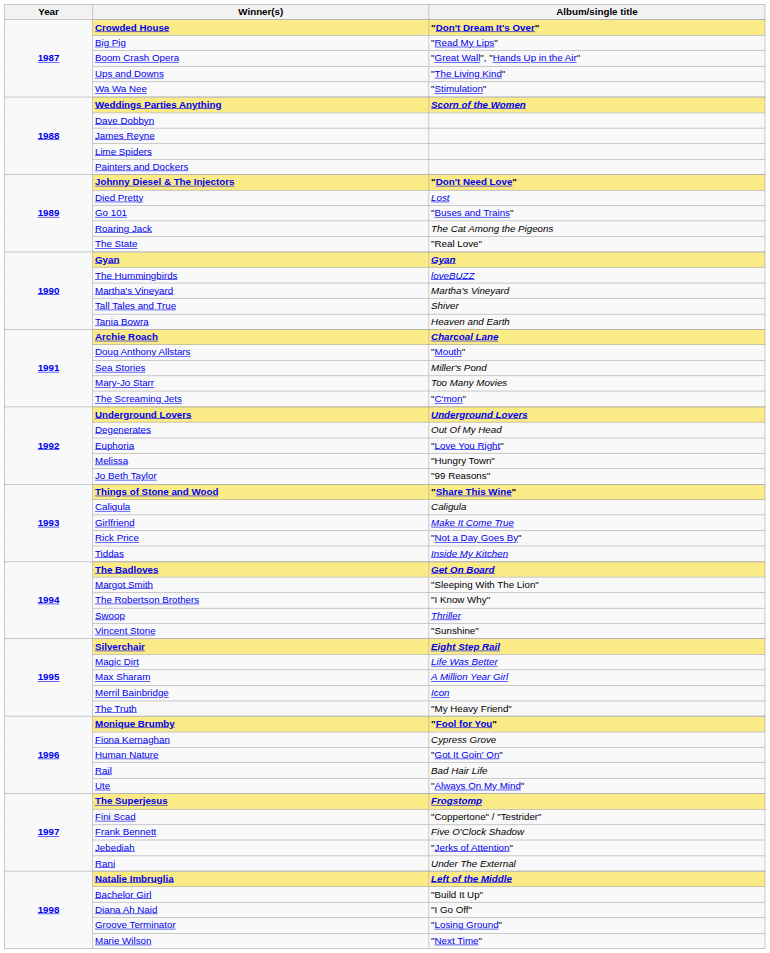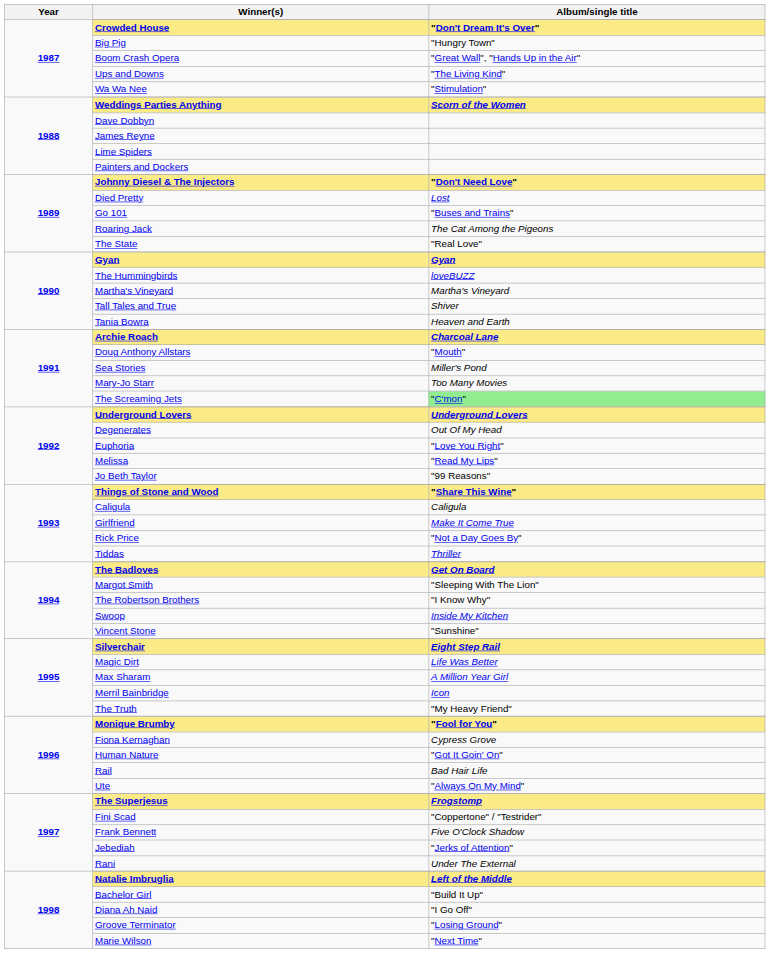(464, 43) "Read My Lips" -> (463, 43) "Hungry Town"
(449, 399) no background -> (449, 399) lightgreen background
(463, 461) "Hungry Town" -> (464, 461) "Read My Lips"
(470, 553) Inside My Kitchen -> (446, 553) Thriller
(446, 615) Thriller -> (470, 615) Inside My Kitchen
